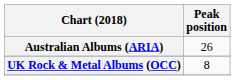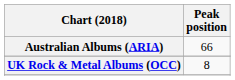(207, 46) 26 -> (207, 46) 66
